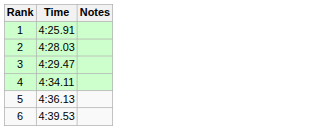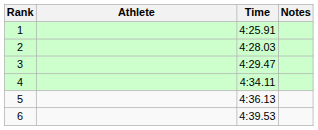+ column: (136, 13)
